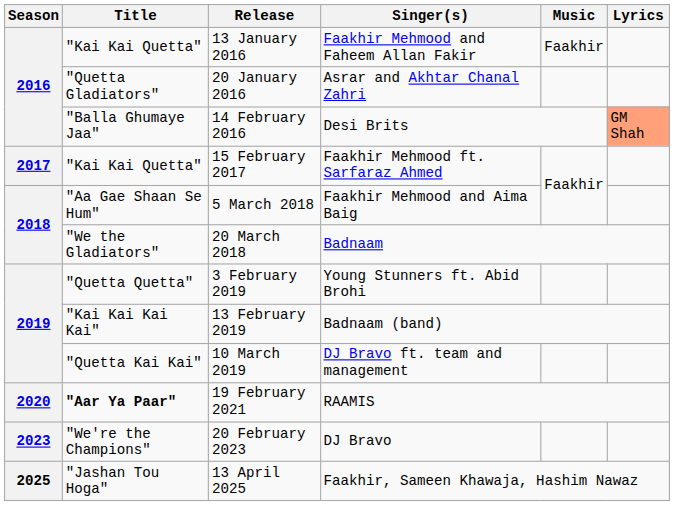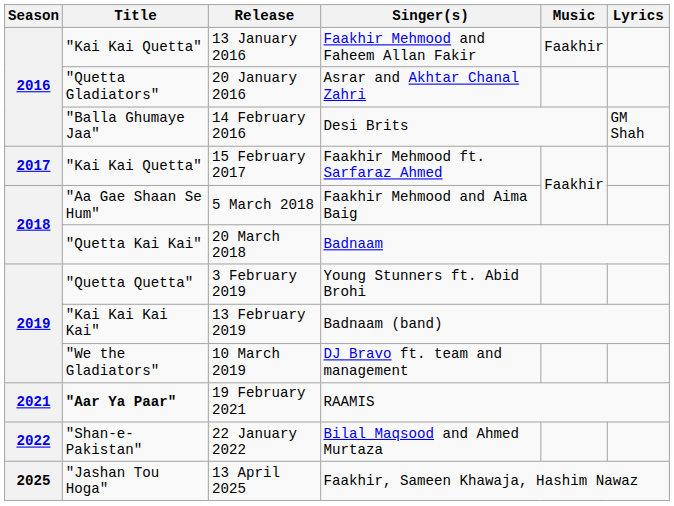(627, 126) lightsalmon background -> (627, 126) no background
(112, 245) "We the Gladiators" -> (134, 245) "Quetta Kai Kai"
(134, 363) "Quetta Kai Kai" -> (112, 363) "We the Gladiators"
(33, 402) 2020 -> (33, 402) 2021
+ row: (254, 442)
- row: (259, 442)
